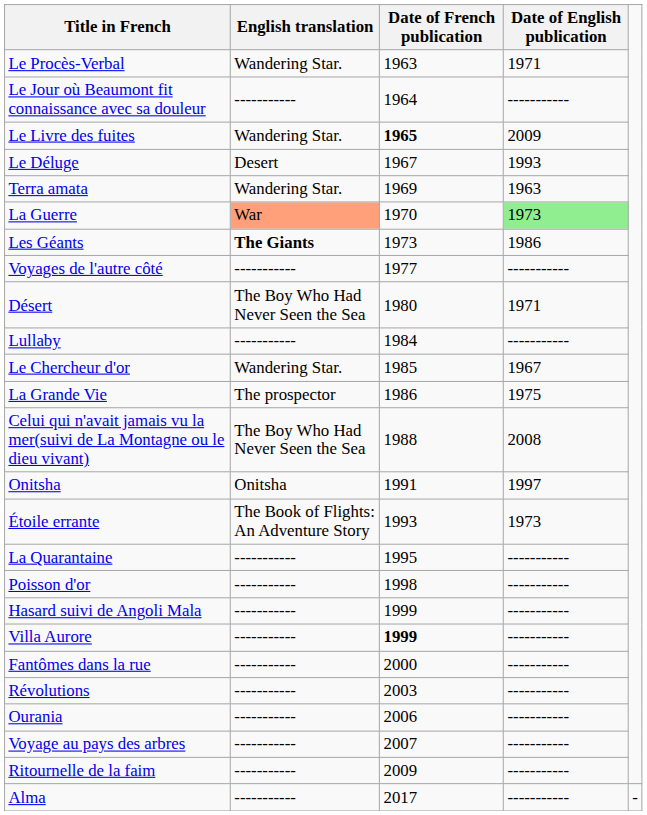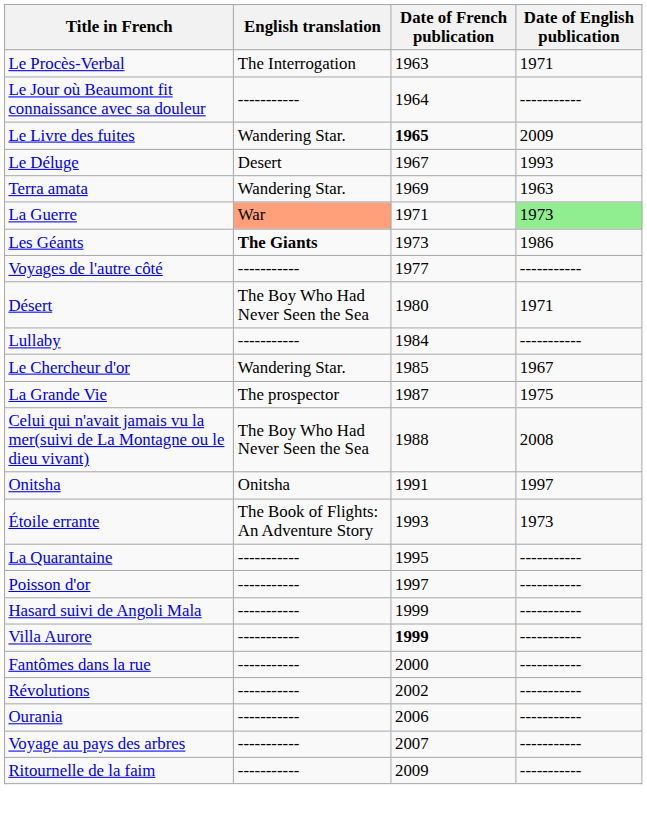(288, 63) Wandering Star. -> (297, 63) The Interrogation
(400, 215) 1970 -> (412, 215) 1971
(400, 394) 1986 -> (412, 394) 1987
(400, 584) 1998 -> (412, 584) 1997
(400, 690) 2003 -> (412, 690) 2002
- row: (27, 797)
